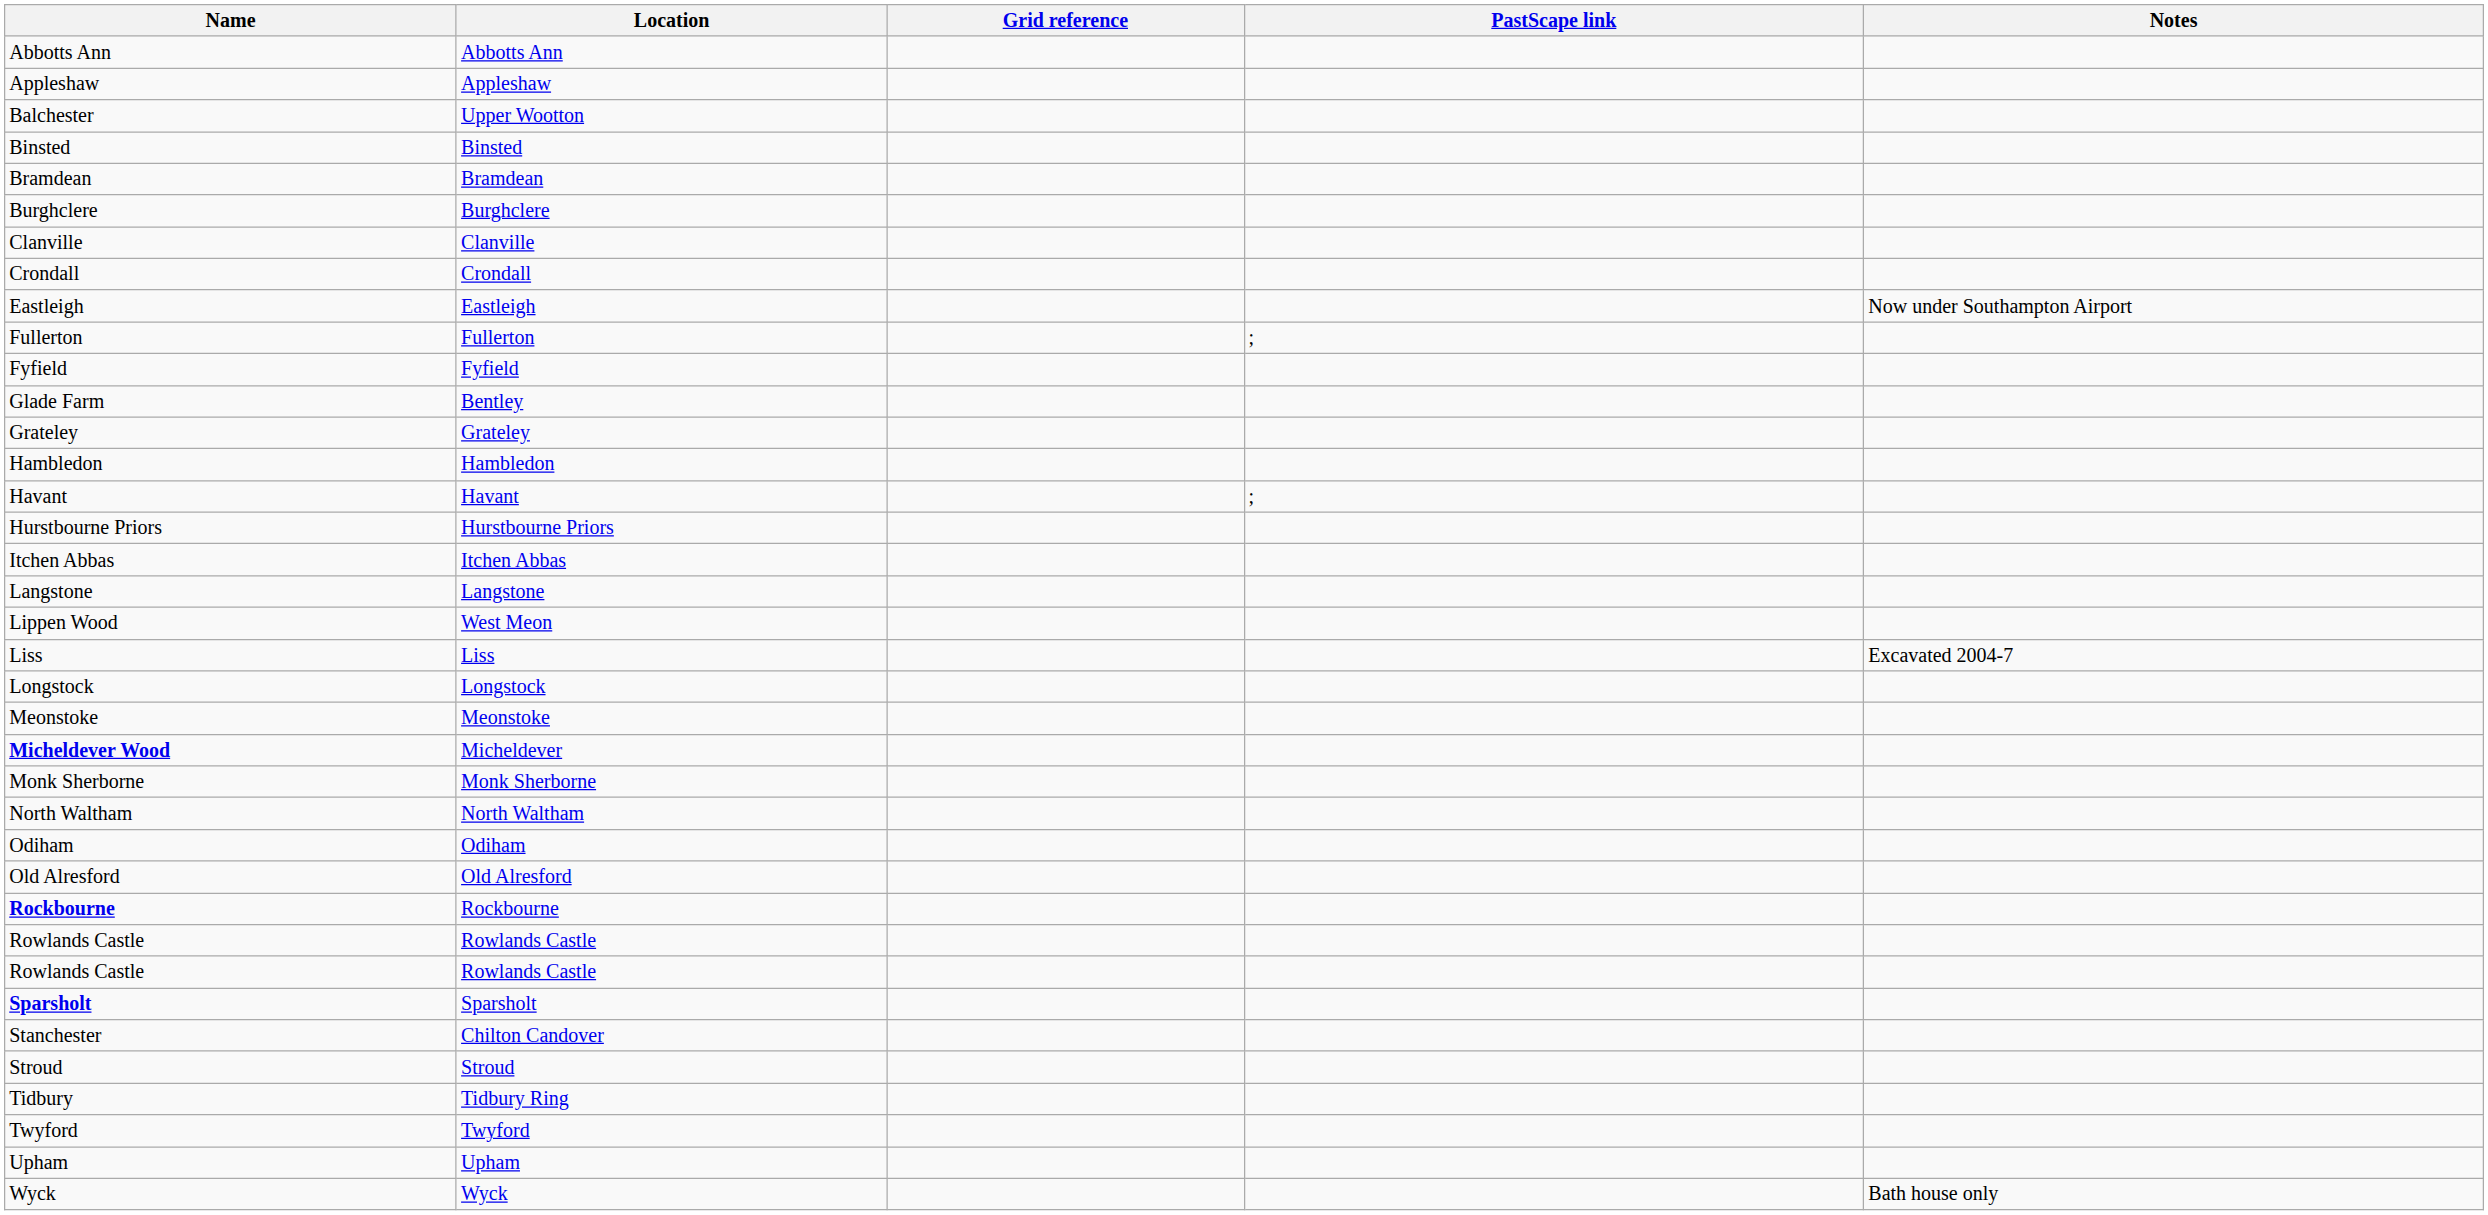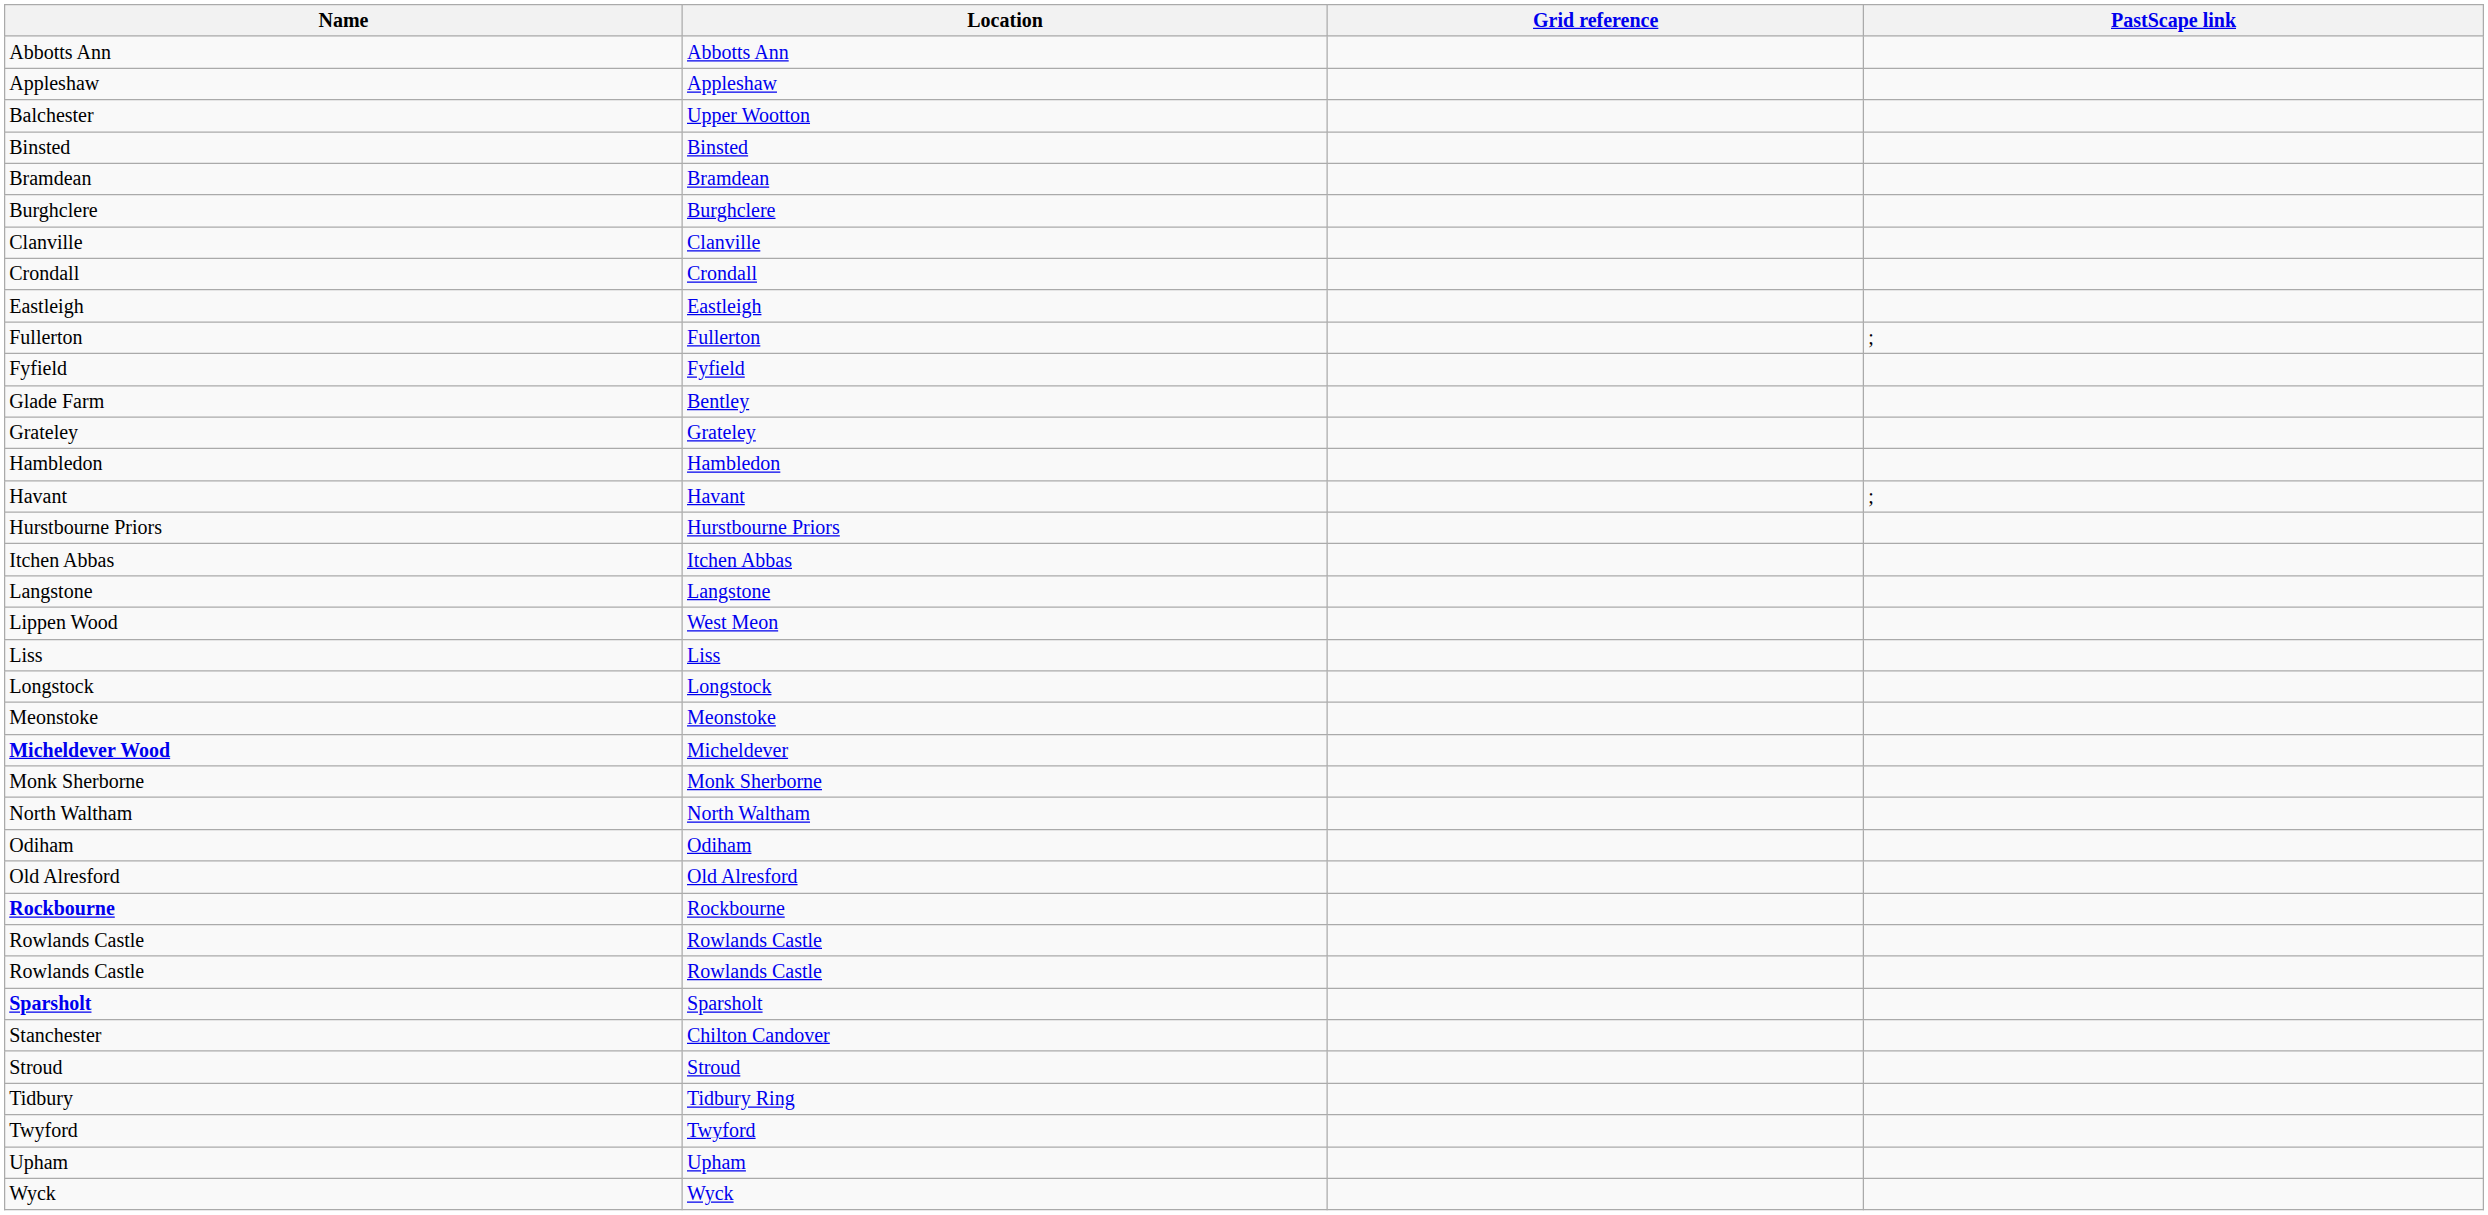- column: (2174, 20)
